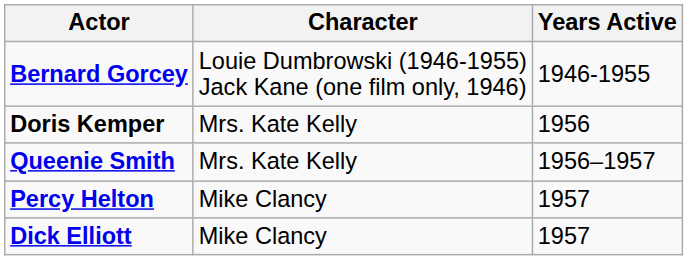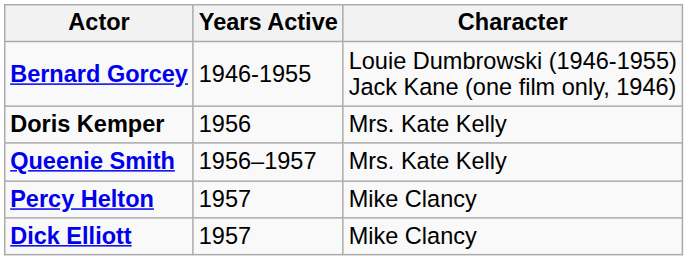columns swapped: (363, 23) <-> (607, 23)
